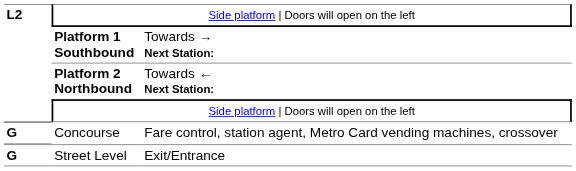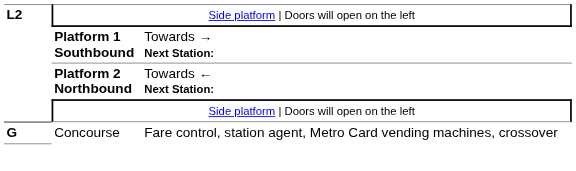- row: (90, 155)
